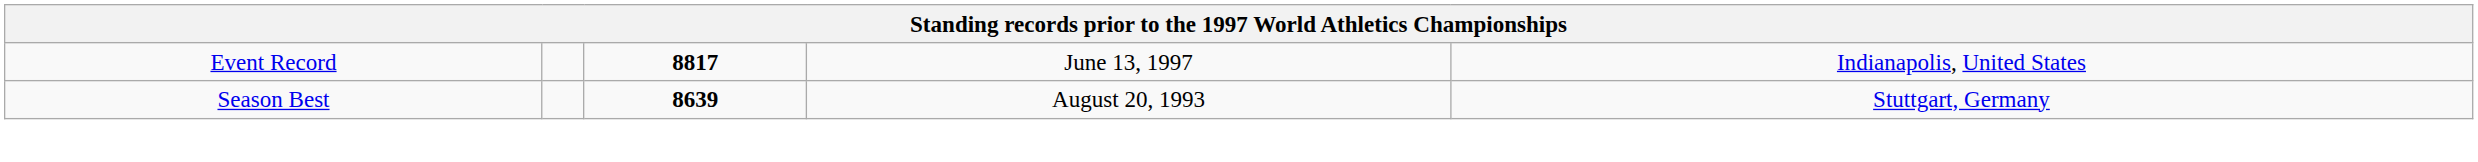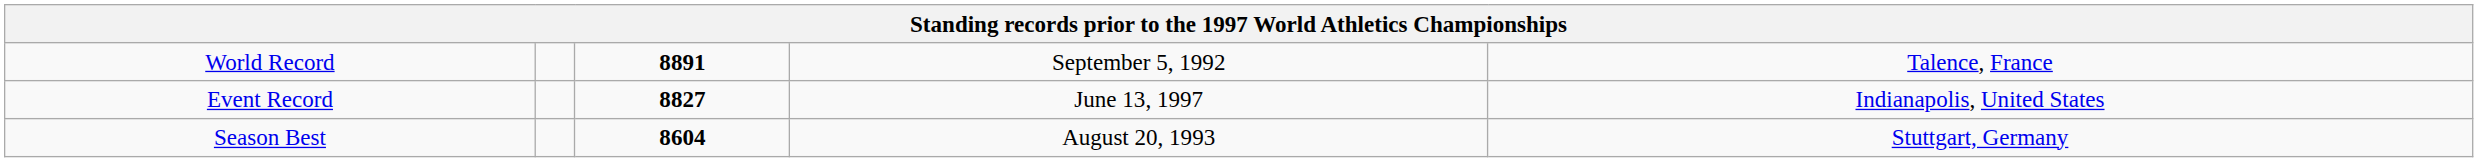+ row: (270, 61)
(695, 61) 8817 -> (682, 99) 8827
(695, 99) 8639 -> (682, 137) 8604
